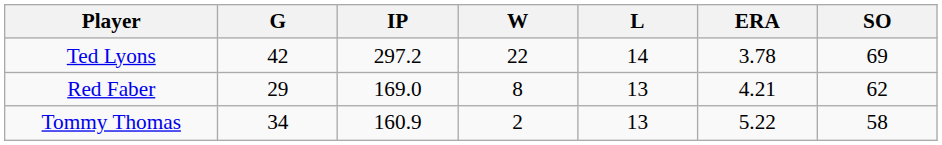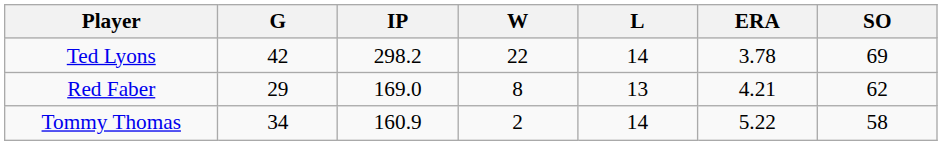(398, 55) 297.2 -> (398, 55) 298.2
(637, 122) 13 -> (637, 122) 14
